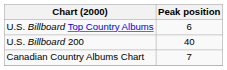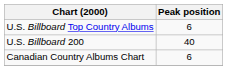(189, 57) 7 -> (189, 57) 6
